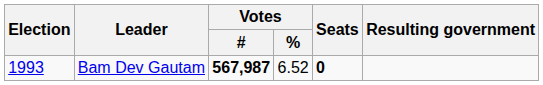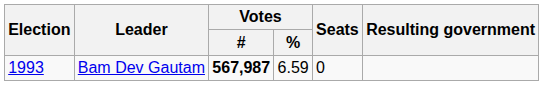(293, 67) 6.52 -> (293, 67) 6.59
(321, 67) bold -> (321, 67) normal
